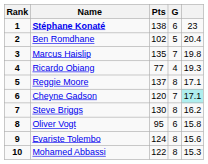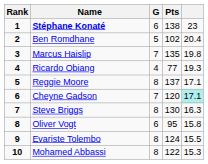columns swapped: (175, 12) <-> (159, 12)
(193, 110) 16.2 -> (193, 110) 16.3
(193, 139) 15.6 -> (193, 139) 15.5
